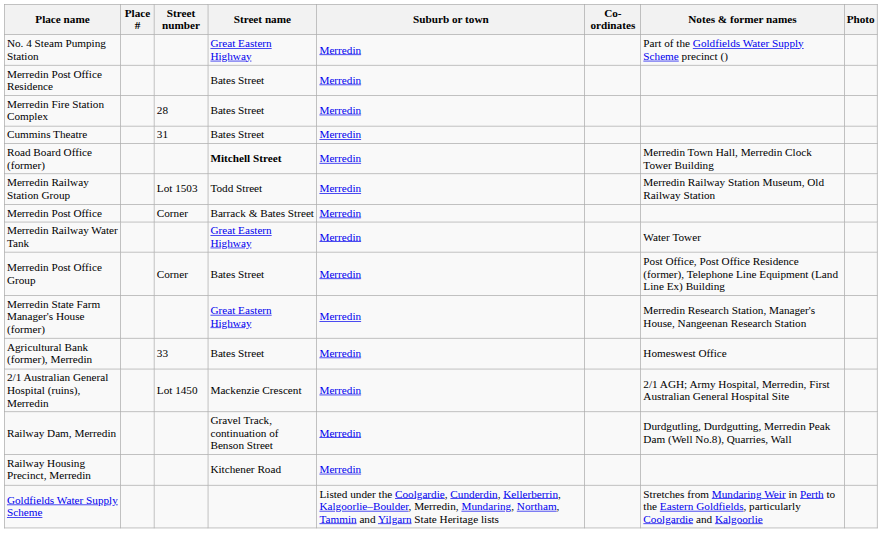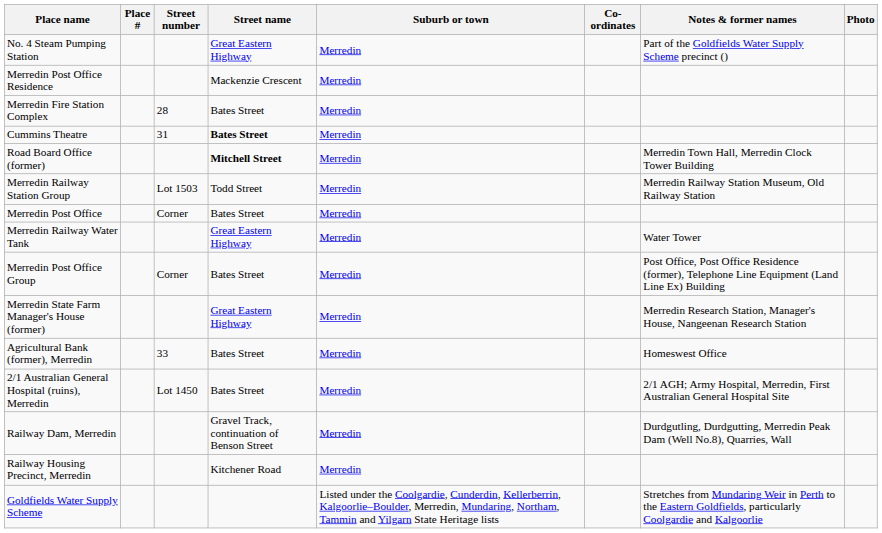(237, 80) Bates Street -> (256, 80) Mackenzie Crescent
(237, 134) normal -> (239, 134) bold
(262, 213) Barrack & Bates Street -> (237, 213) Bates Street
(256, 390) Mackenzie Crescent -> (237, 390) Bates Street
